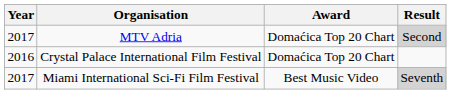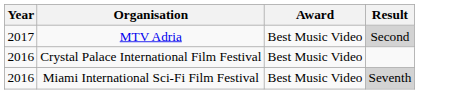(331, 36) Domaćica Top 20 Chart -> (315, 36) Best Music Video
(331, 57) Domaćica Top 20 Chart -> (315, 57) Best Music Video
(21, 78) 2017 -> (21, 78) 2016
